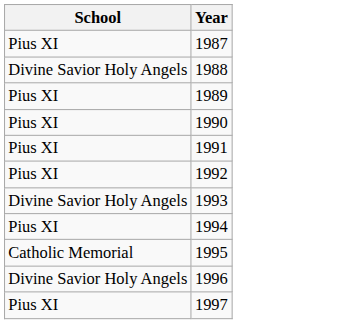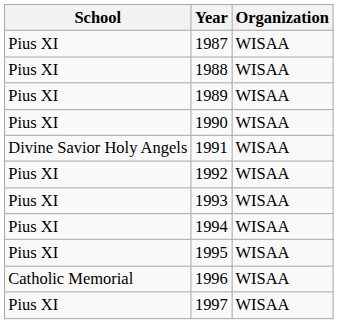+ column: (282, 17)
(98, 69) Divine Savior Holy Angels -> (33, 69) Pius XI
(33, 148) Pius XI -> (98, 148) Divine Savior Holy Angels
(98, 200) Divine Savior Holy Angels -> (33, 200) Pius XI
(71, 252) Catholic Memorial -> (33, 252) Pius XI
(98, 278) Divine Savior Holy Angels -> (71, 278) Catholic Memorial
